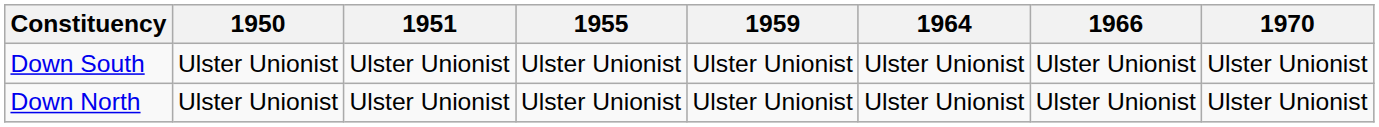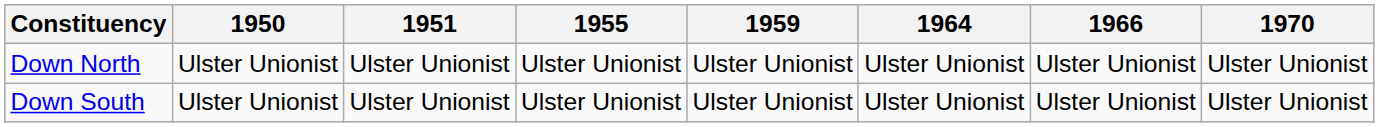rows swapped: (76, 102) <-> (78, 63)
